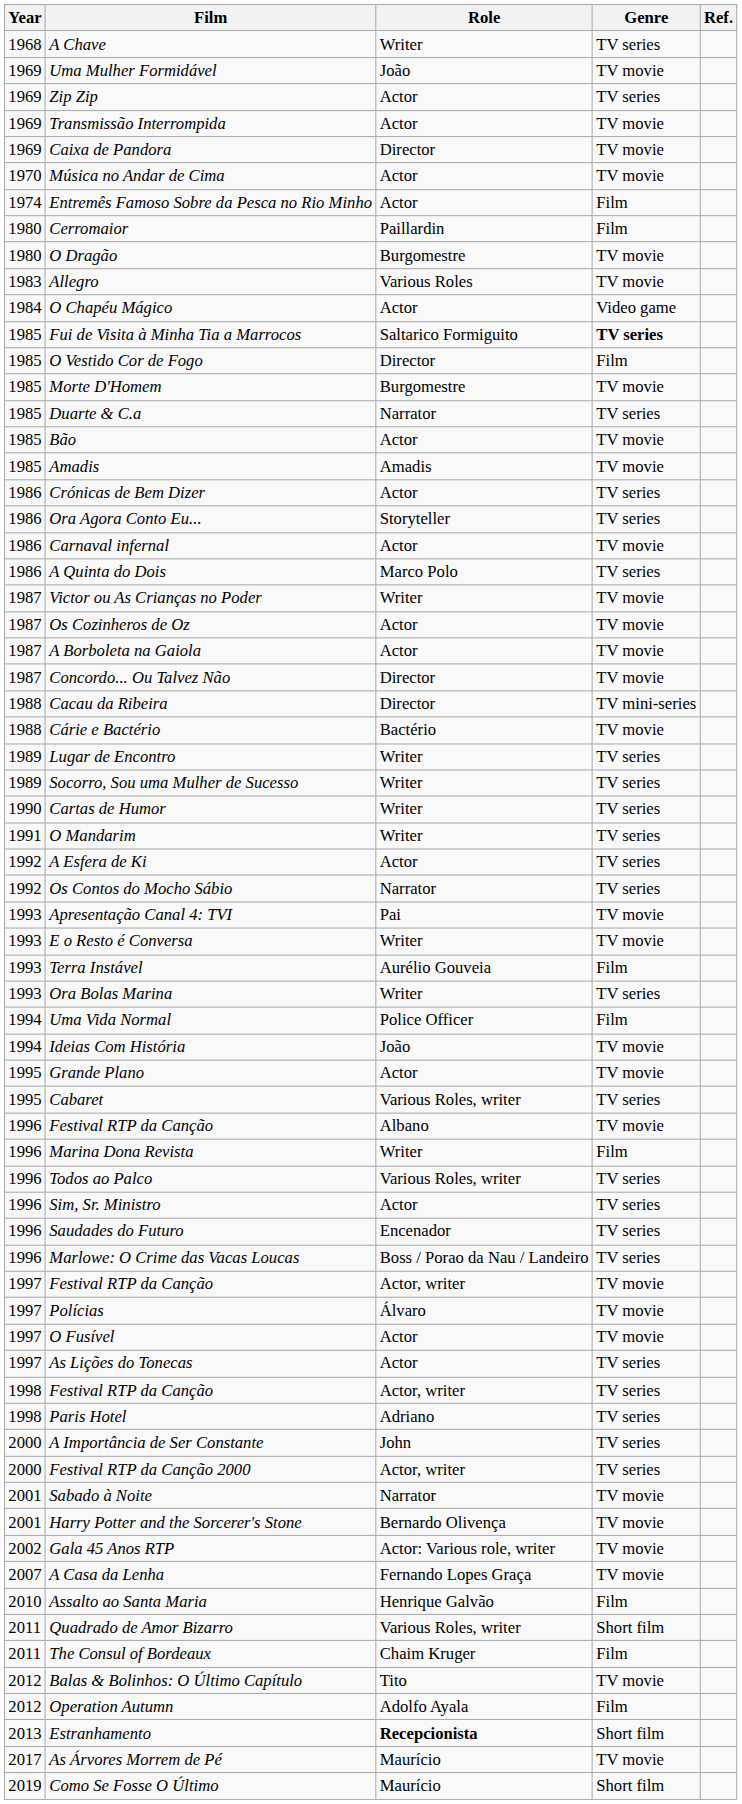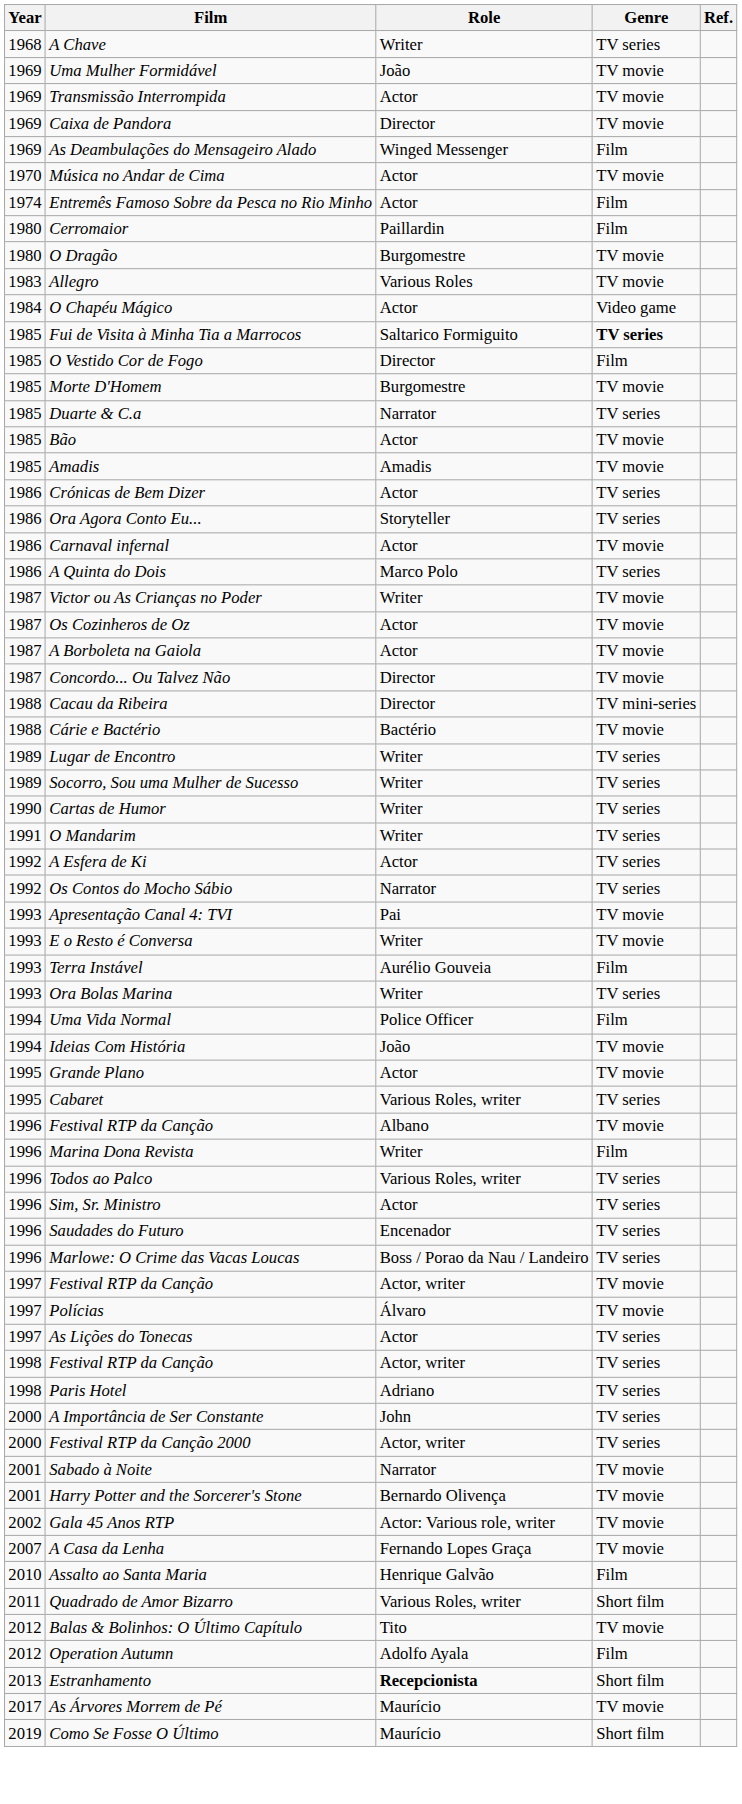- row: (25, 96)
+ row: (25, 149)
- row: (25, 1337)
- row: (25, 1653)
